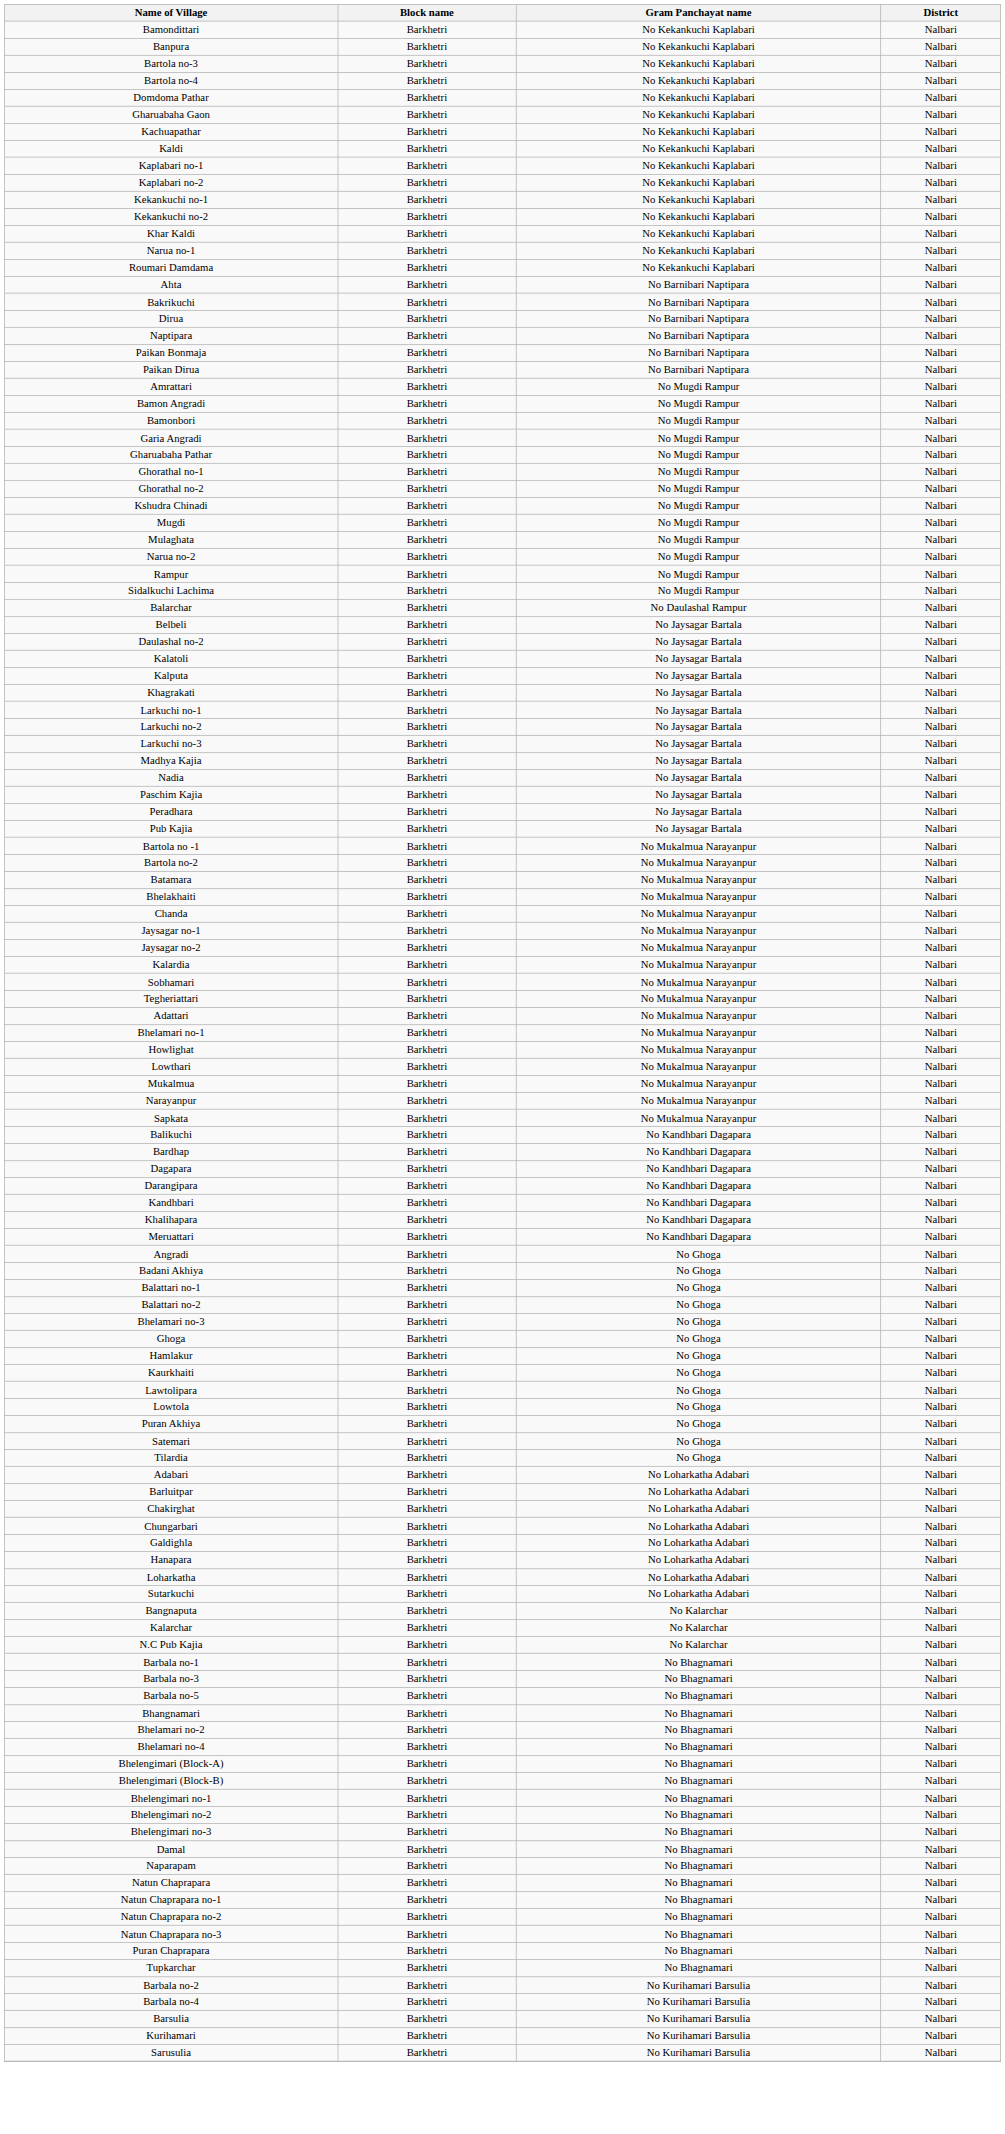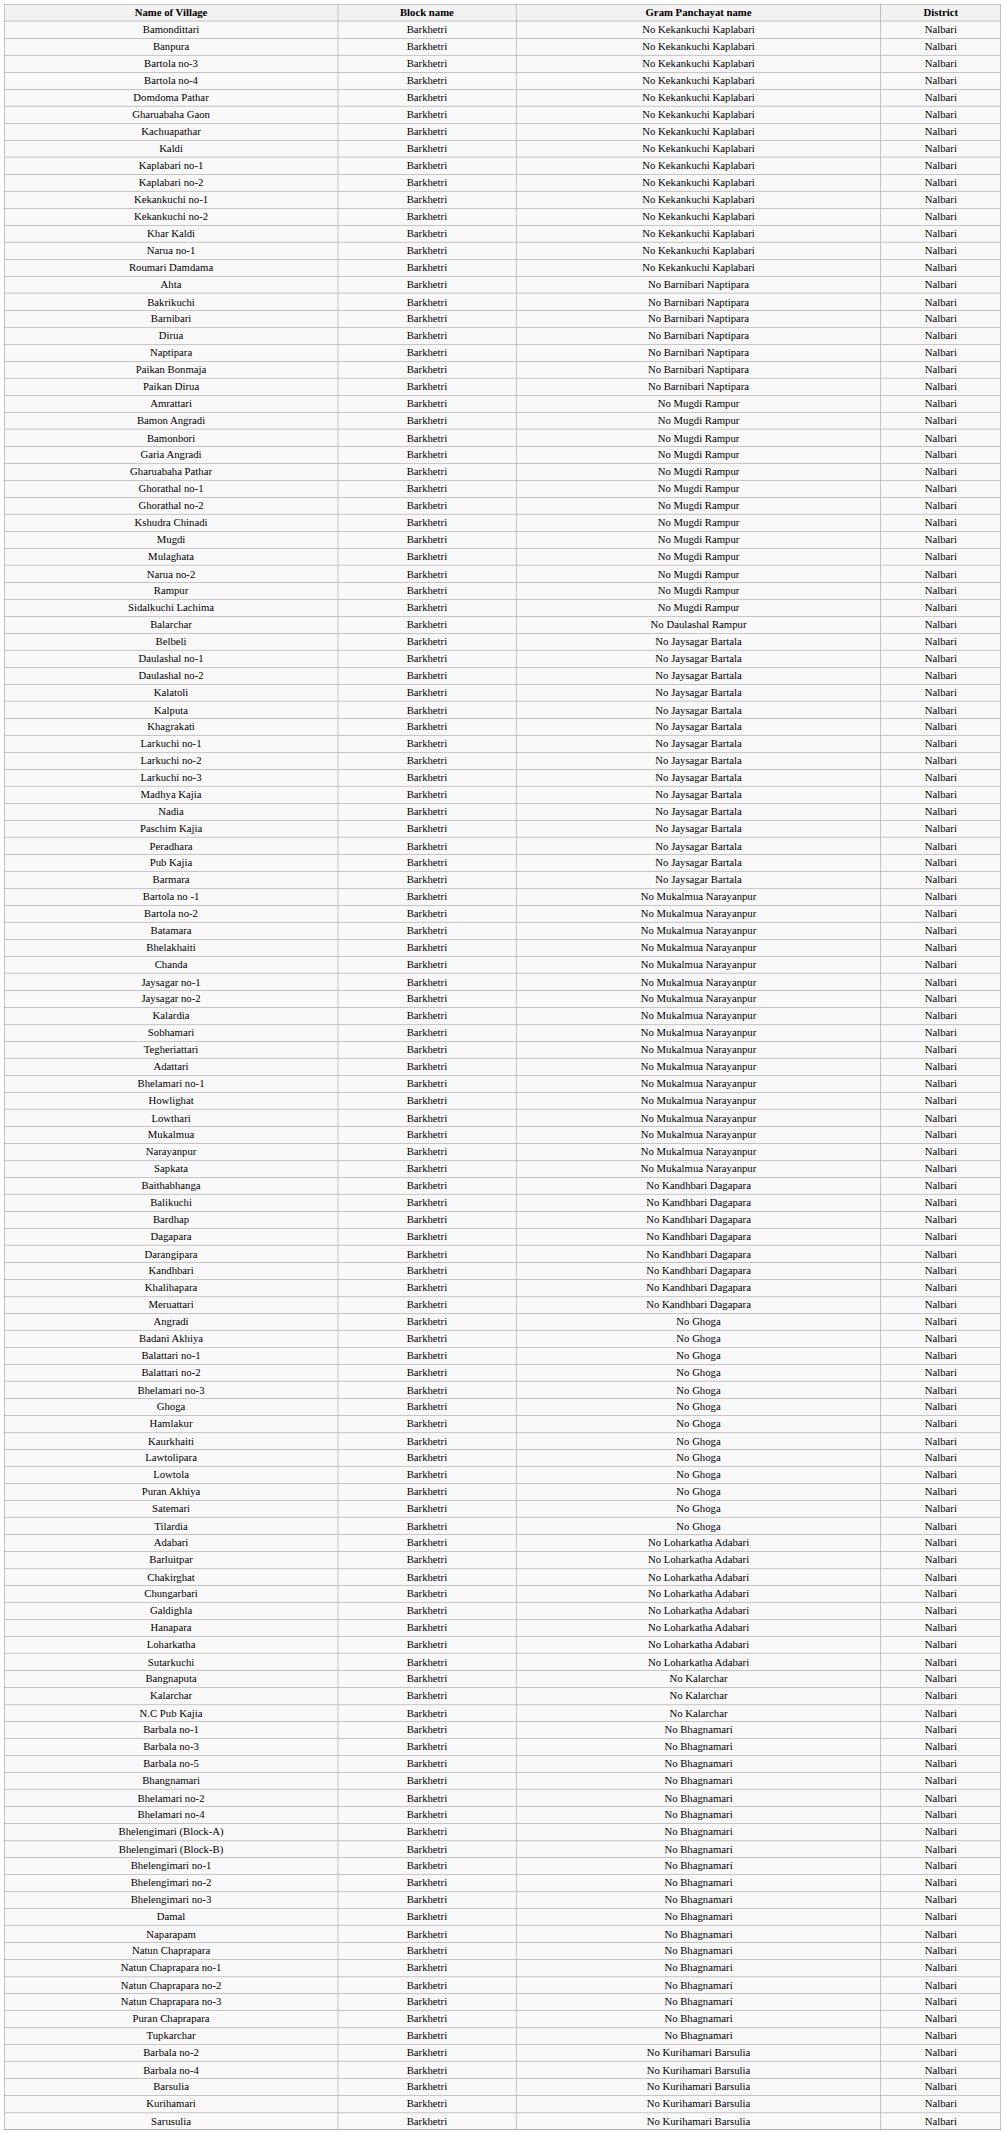+ row: (171, 319)
+ row: (171, 659)
+ row: (171, 880)
+ row: (171, 1186)
